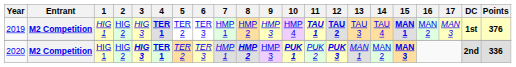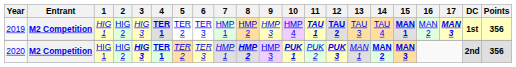(450, 28) normal -> (451, 28) bold
(496, 28) 376 -> (497, 28) 356
(382, 51) normal -> (382, 51) bold
(496, 51) 336 -> (497, 51) 356
